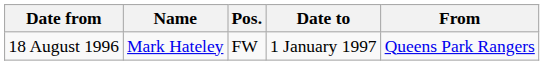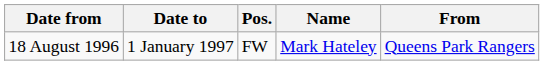columns swapped: (323, 18) <-> (175, 18)
